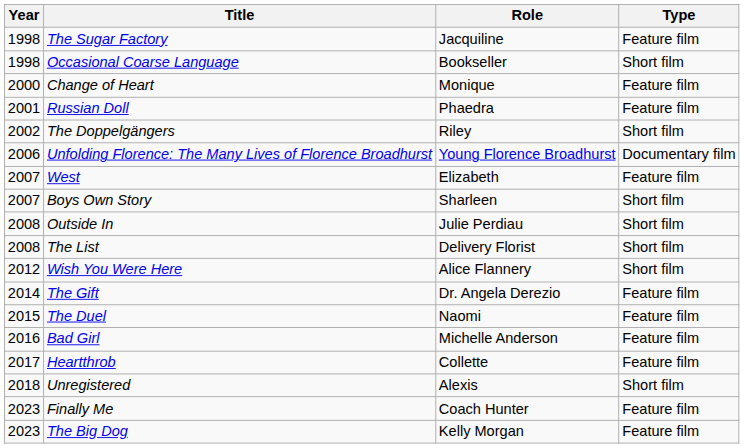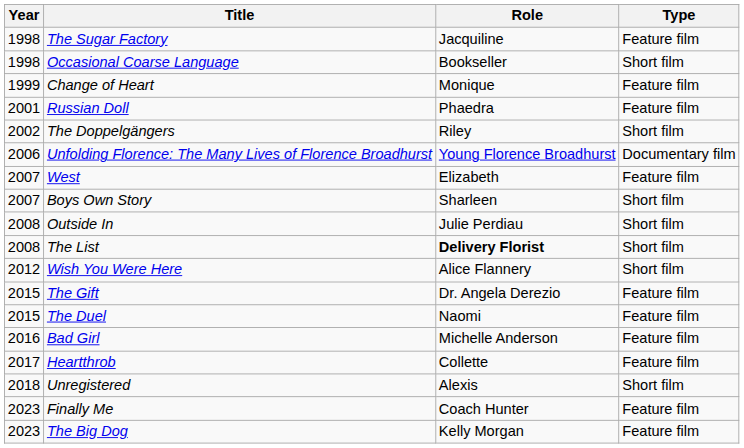(24, 85) 2000 -> (24, 85) 1999
(487, 246) normal -> (491, 246) bold
(24, 293) 2014 -> (24, 293) 2015
